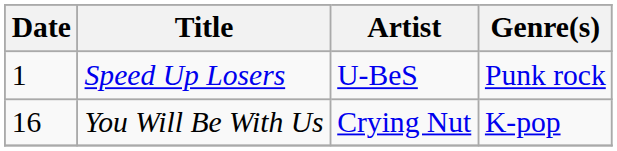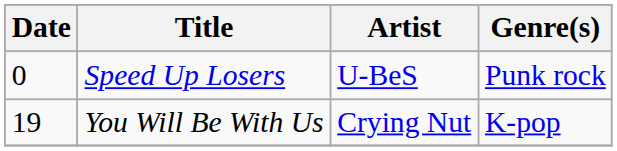(19, 74) 1 -> (19, 74) 0
(27, 121) 16 -> (27, 121) 19
